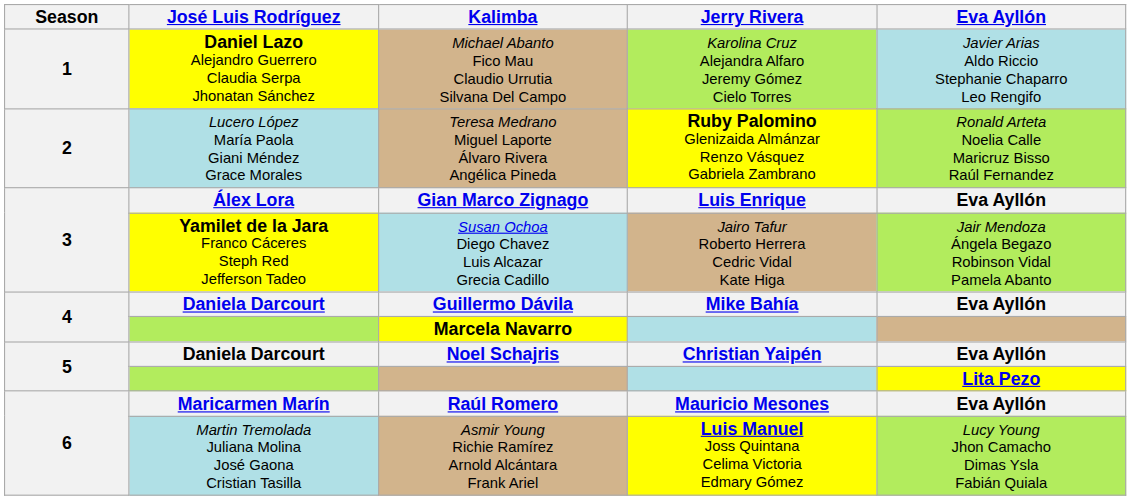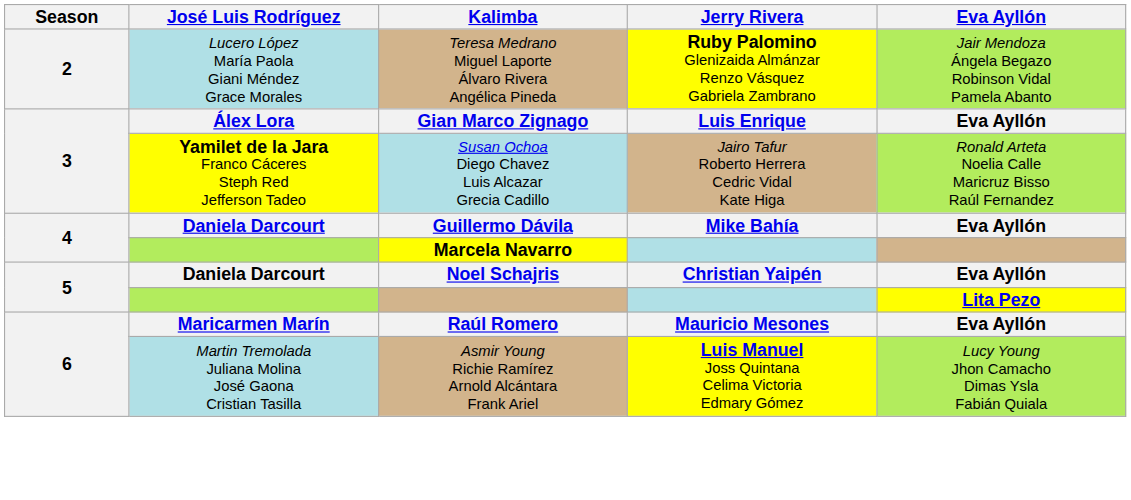- row: (67, 69)
(1001, 149) Ronald Arteta Noelia Calle Maricruz Bisso Raúl Fernandez -> (1001, 70) Jair Mendoza Ángela Begazo Robinson Vidal Pamela Abanto
(1001, 253) Jair Mendoza Ángela Begazo Robinson Vidal Pamela Abanto -> (1001, 174) Ronald Arteta Noelia Calle Maricruz Bisso Raúl Fernandez
